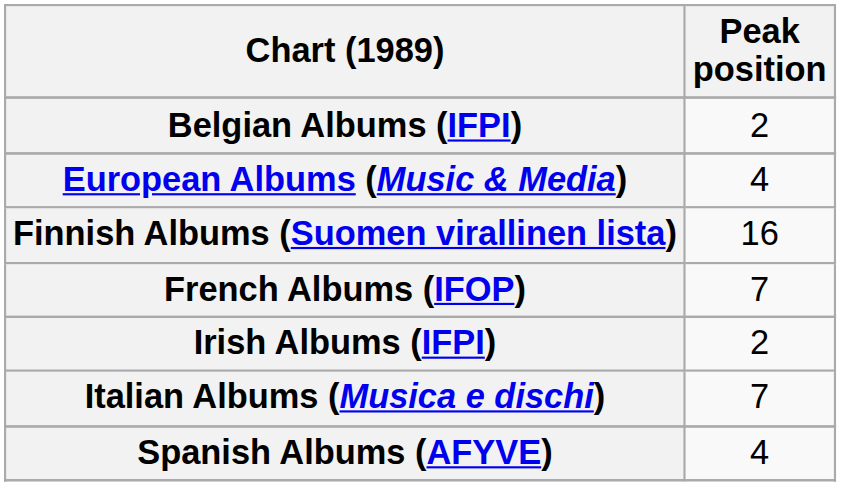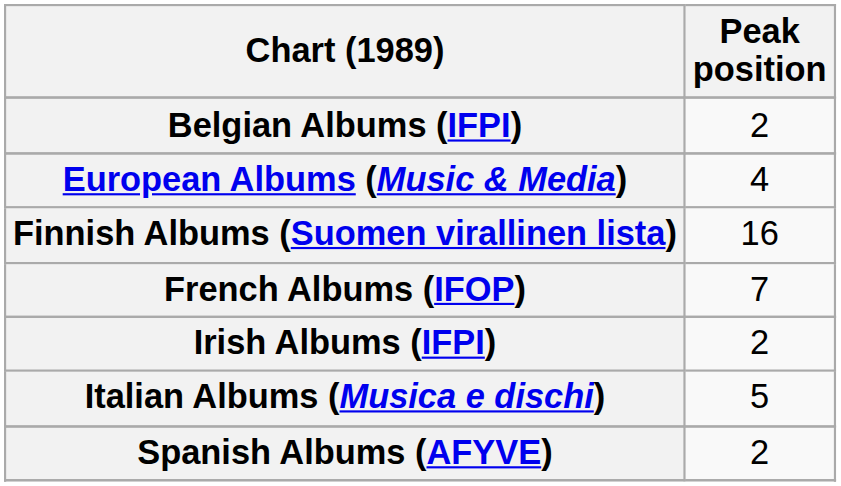(760, 397) 7 -> (760, 397) 5
(760, 452) 4 -> (760, 452) 2
